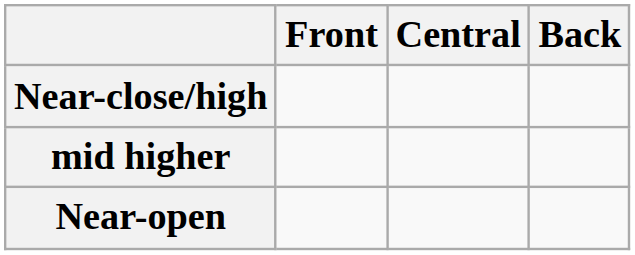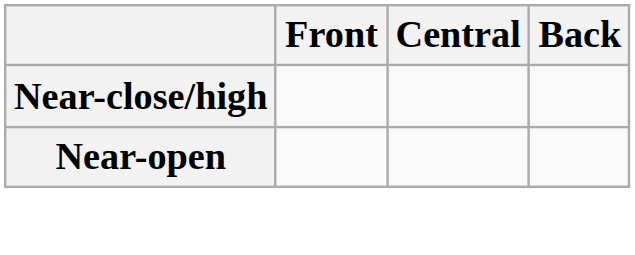- row: (141, 156)
